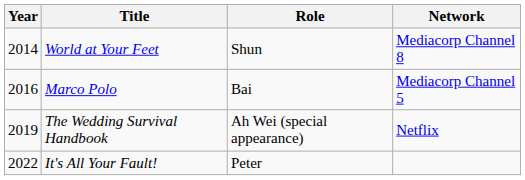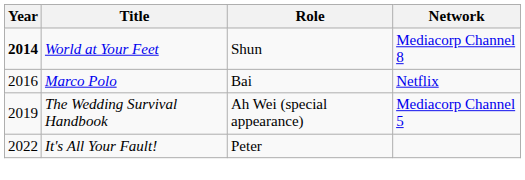(23, 48) normal -> (23, 48) bold
(456, 89) Mediacorp Channel 5 -> (417, 81) Netflix
(417, 130) Netflix -> (456, 113) Mediacorp Channel 5
